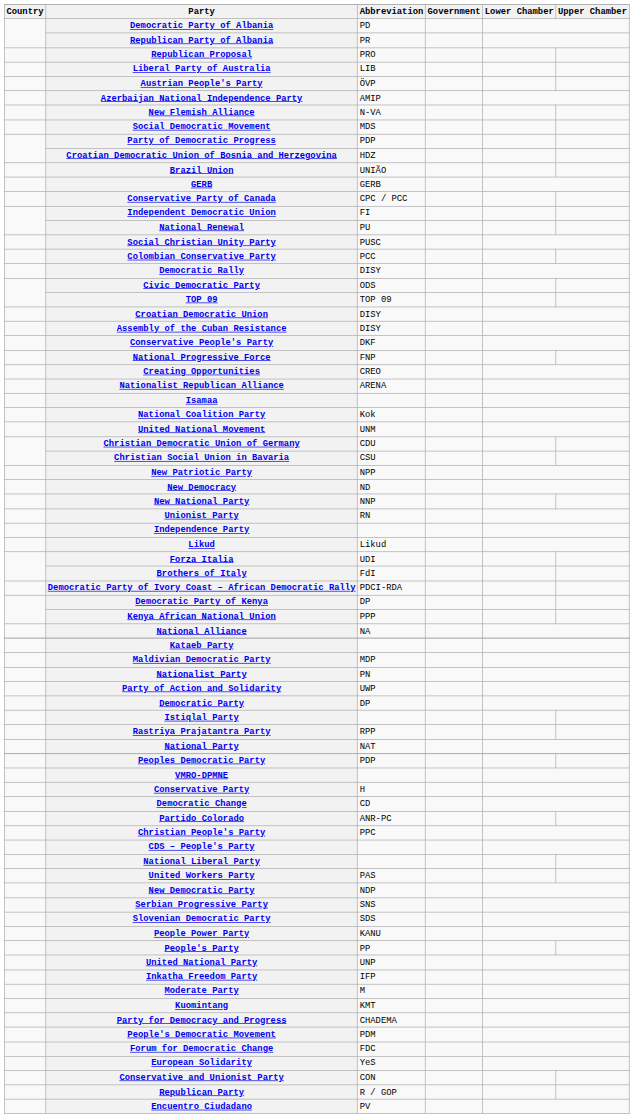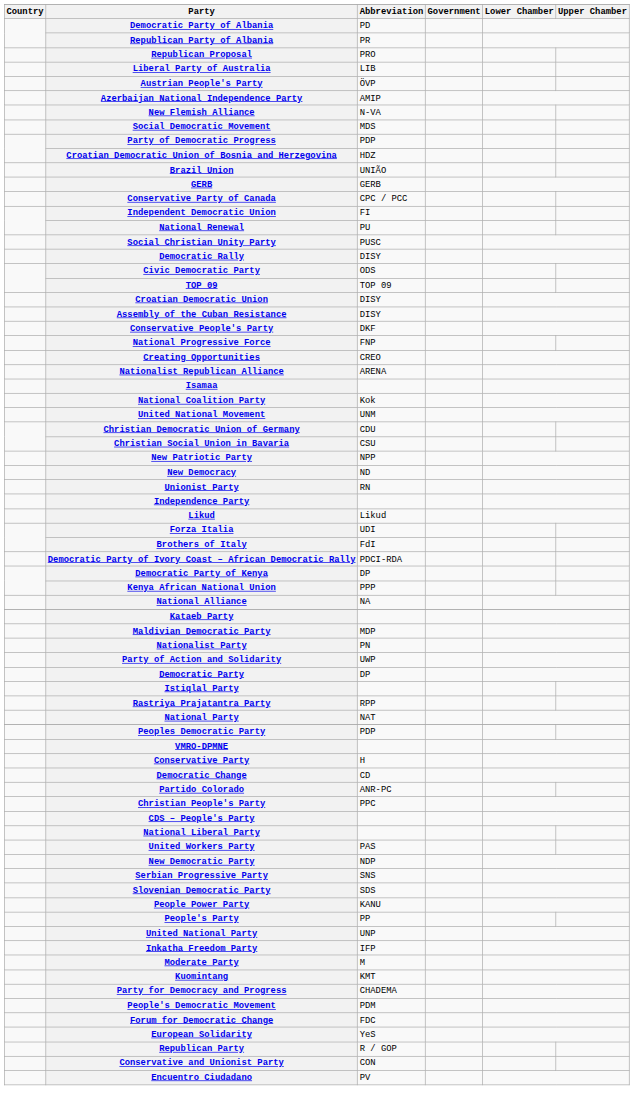- row: (202, 256)
- row: (202, 501)
rows swapped: (202, 1078) <-> (202, 1092)
